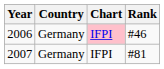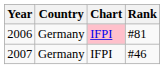(137, 34) #46 -> (137, 34) #81
(137, 53) #81 -> (137, 53) #46
